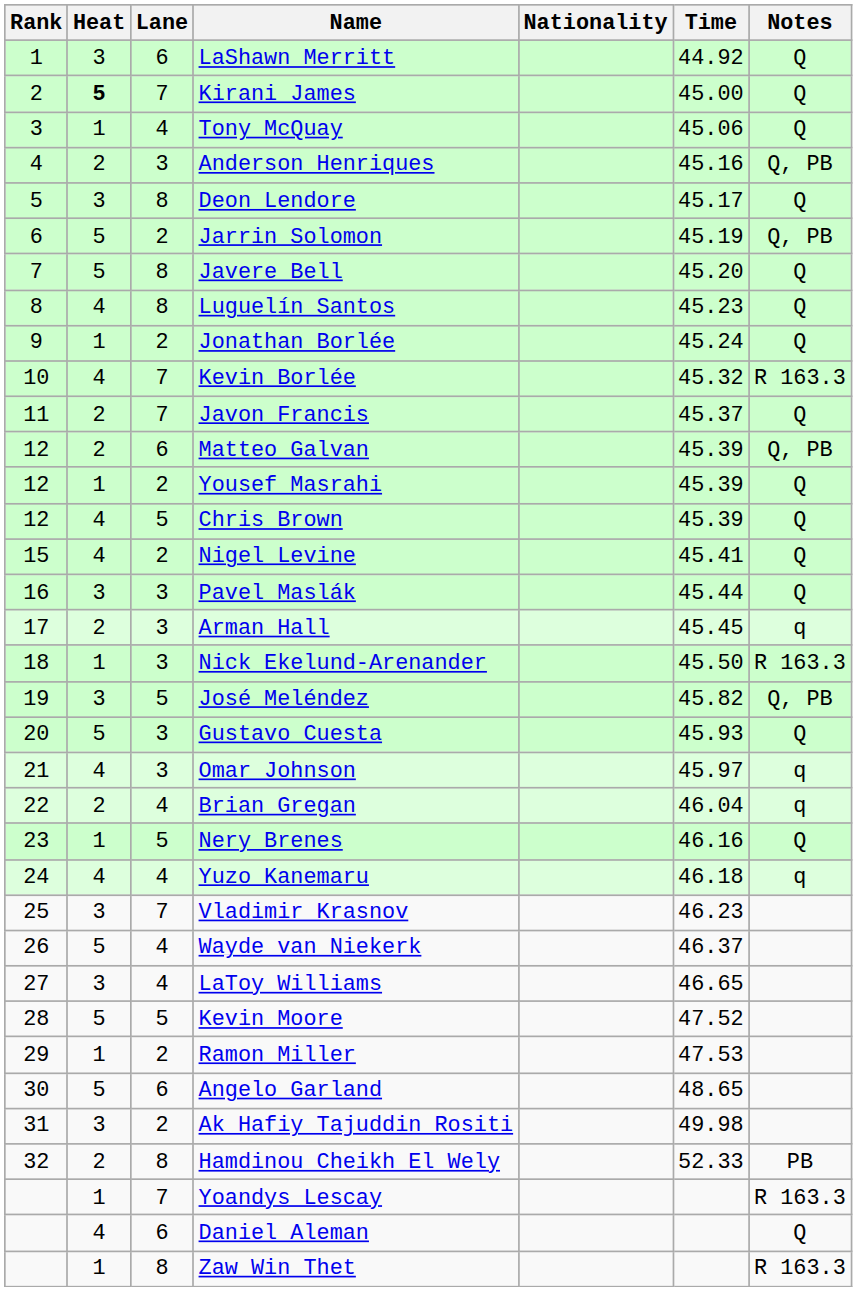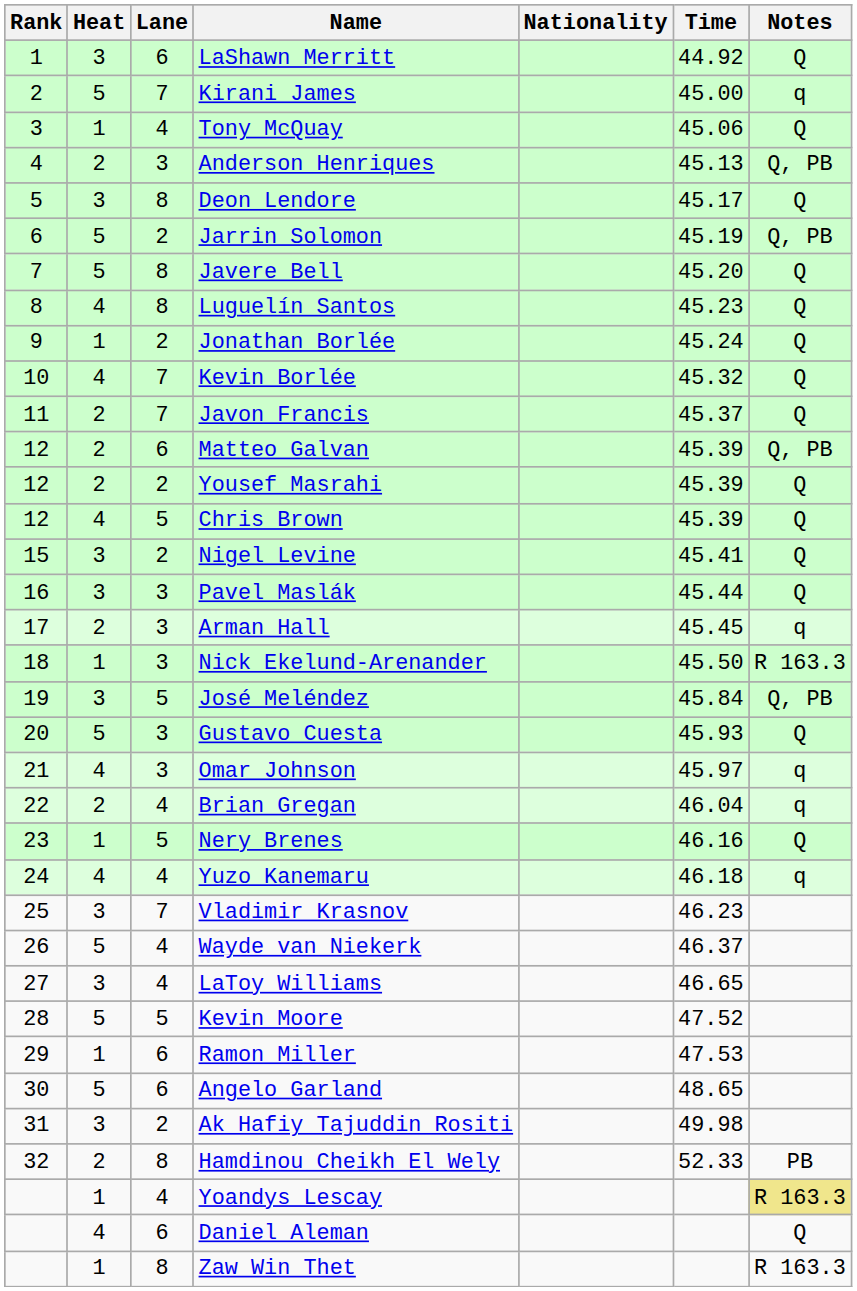(99, 94) bold -> (99, 94) normal
(800, 94) Q -> (800, 94) q
(711, 165) 45.16 -> (711, 165) 45.13
(800, 379) R 163.3 -> (800, 379) Q
(99, 485) 1 -> (99, 485) 2
(99, 557) 4 -> (99, 557) 3
(711, 699) 45.82 -> (711, 699) 45.84
(162, 1055) 2 -> (162, 1055) 6
(162, 1197) 7 -> (162, 1197) 4
(800, 1197) no background -> (800, 1197) khaki background
